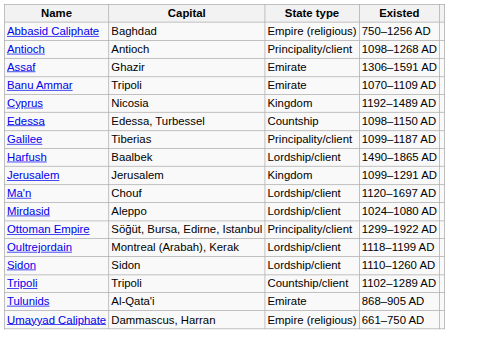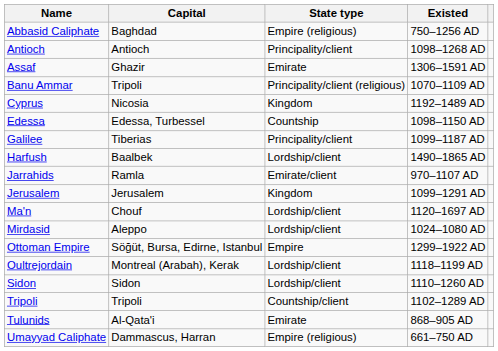(287, 85) Emirate -> (336, 85) Principality/client (religious)
+ row: (30, 175)
(310, 229) Principality/client -> (286, 247) Empire
